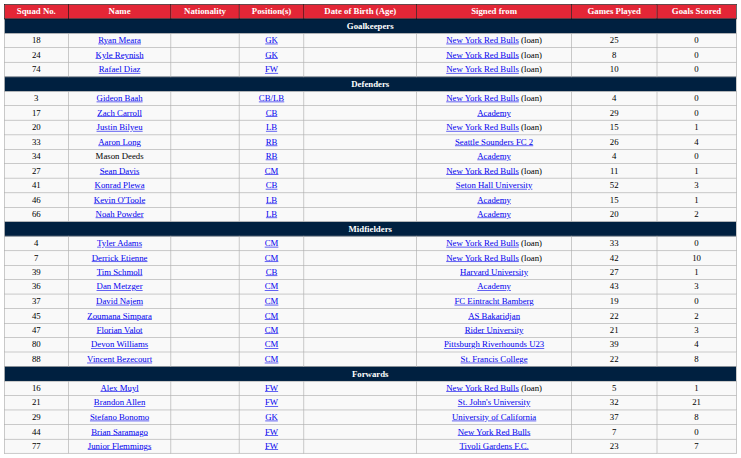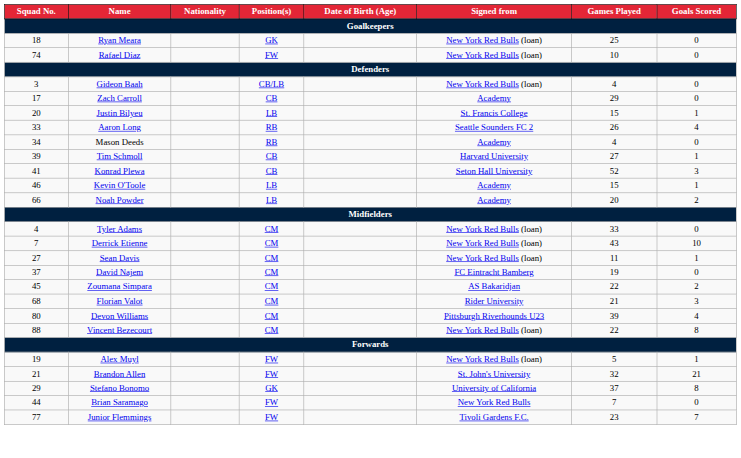- row: (120, 55)
(494, 128) New York Red Bulls (loan) -> (494, 113) St. Francis College
rows swapped: (120, 272) <-> (120, 171)
(614, 258) 42 -> (614, 243) 43
- row: (120, 287)
(36, 330) 47 -> (36, 301) 68
(494, 359) St. Francis College -> (494, 330) New York Red Bulls (loan)
(36, 388) 16 -> (36, 359) 19
